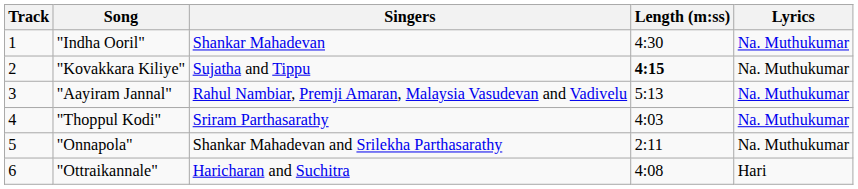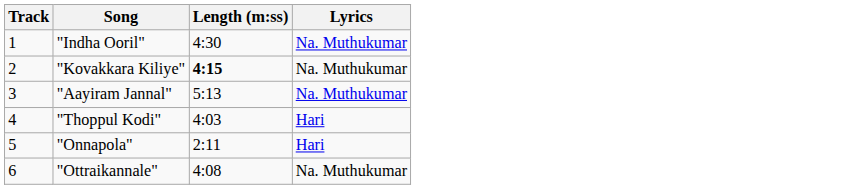- column: (410, 17)
(793, 119) Na. Muthukumar -> (310, 119) Hari
(793, 145) Na. Muthukumar -> (310, 145) Hari
(752, 171) Hari -> (351, 171) Na. Muthukumar
